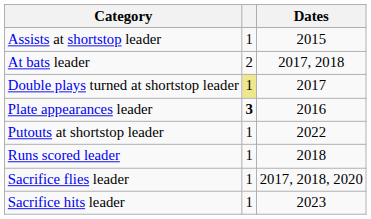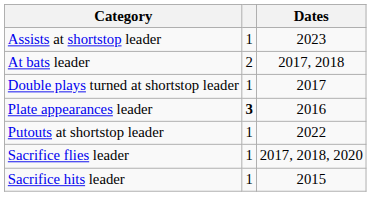(311, 39) 2015 -> (311, 39) 2023
(249, 86) khaki background -> (249, 86) no background
- row: (64, 156)
(311, 202) 2023 -> (311, 179) 2015
